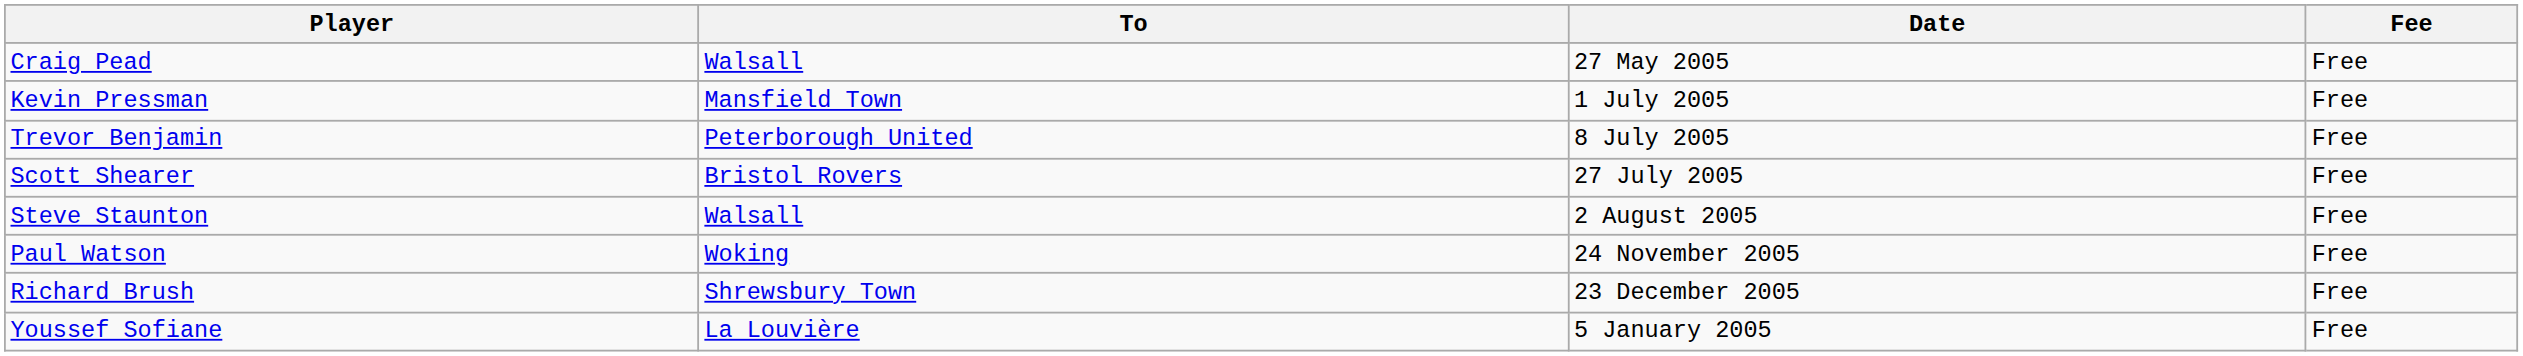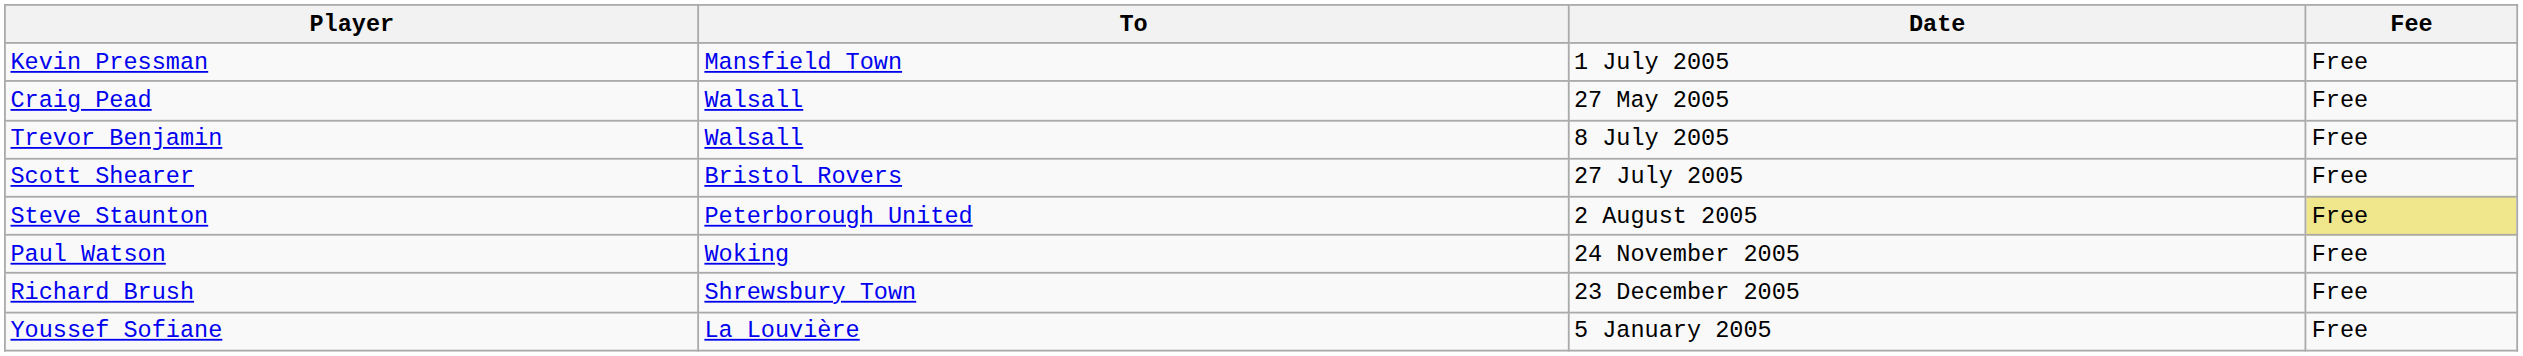rows swapped: (81, 62) <-> (109, 101)
(839, 139) Peterborough United -> (754, 139) Walsall
(754, 216) Walsall -> (839, 216) Peterborough United
(2340, 216) no background -> (2340, 216) khaki background
